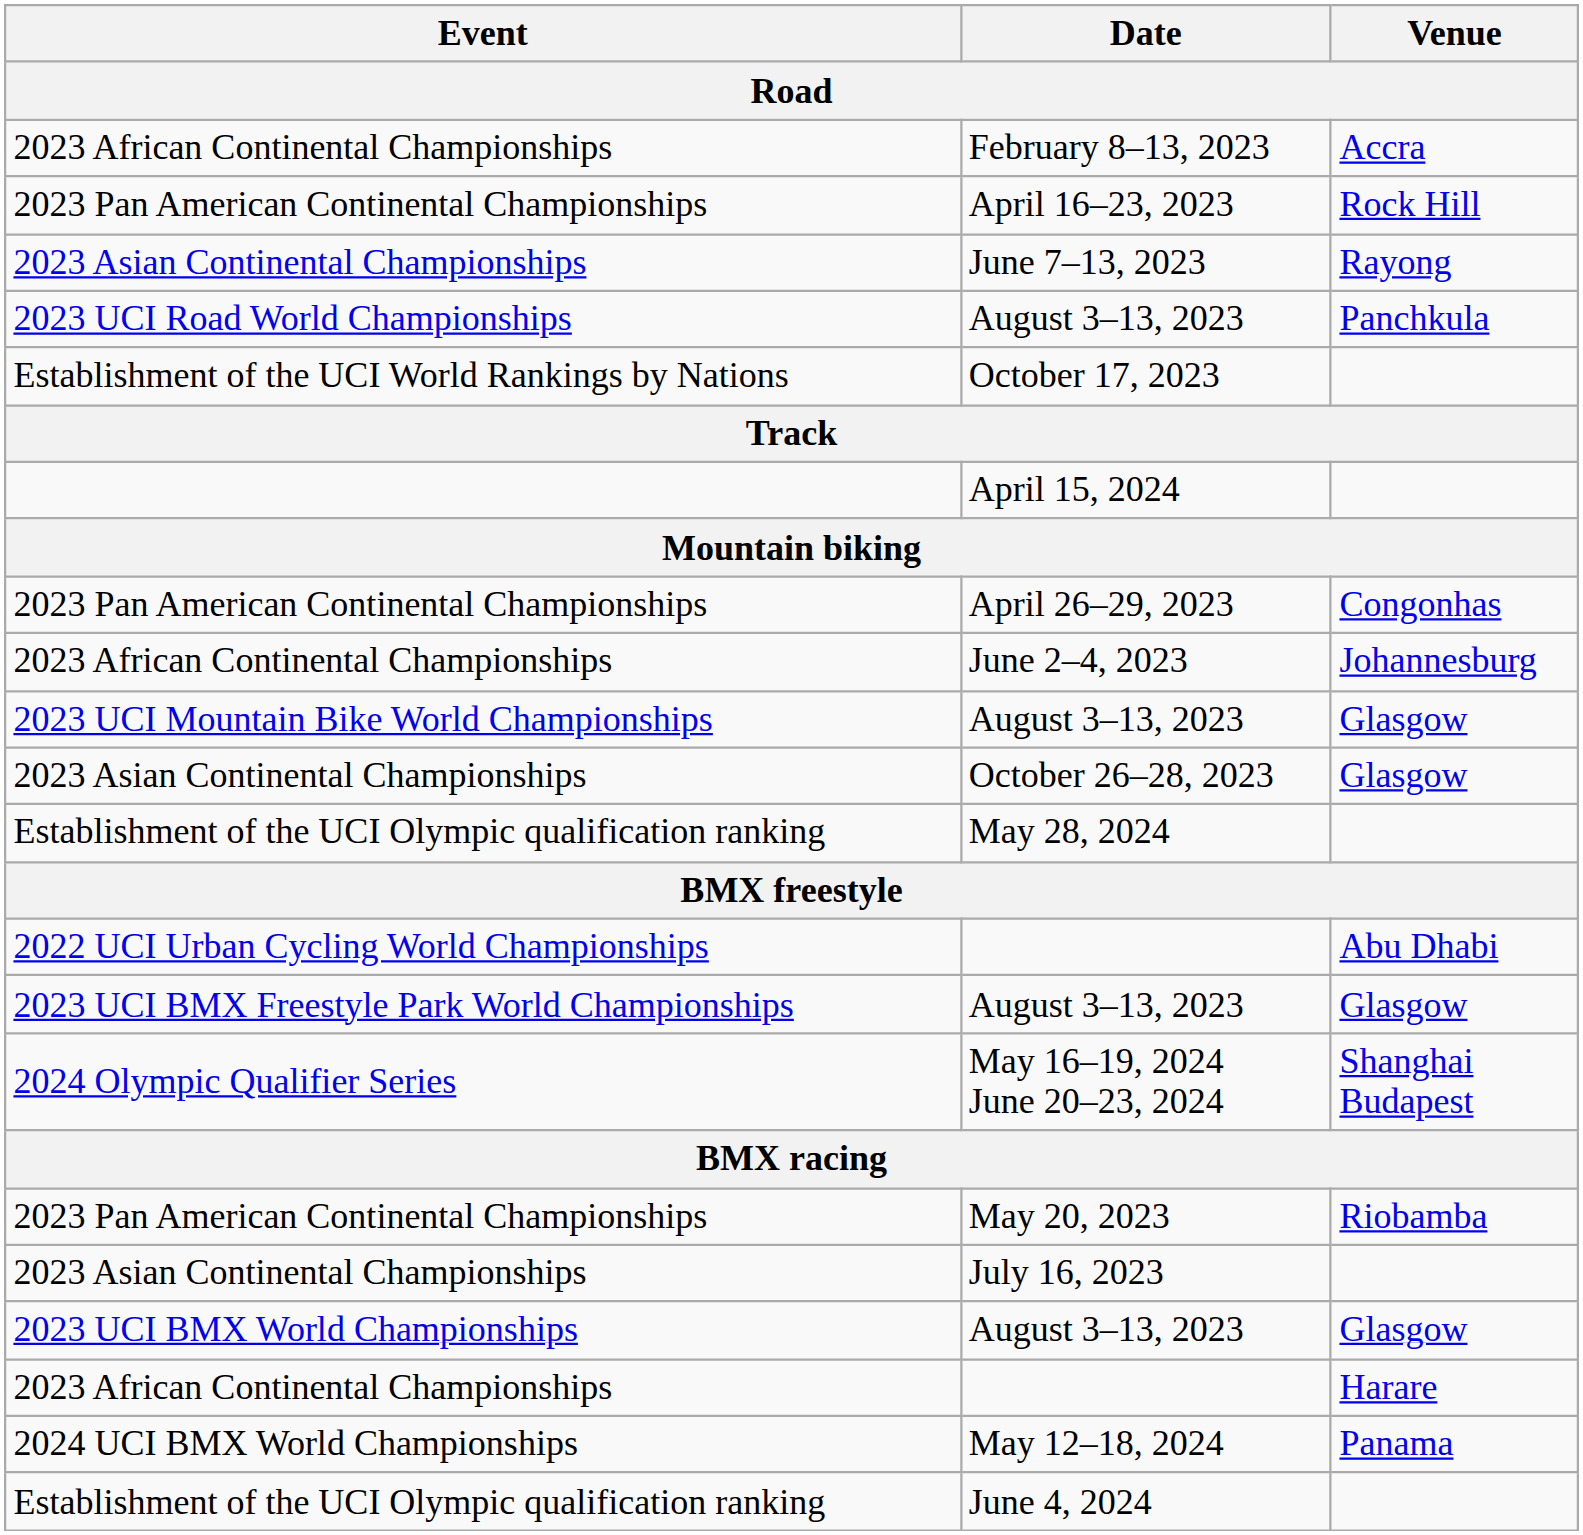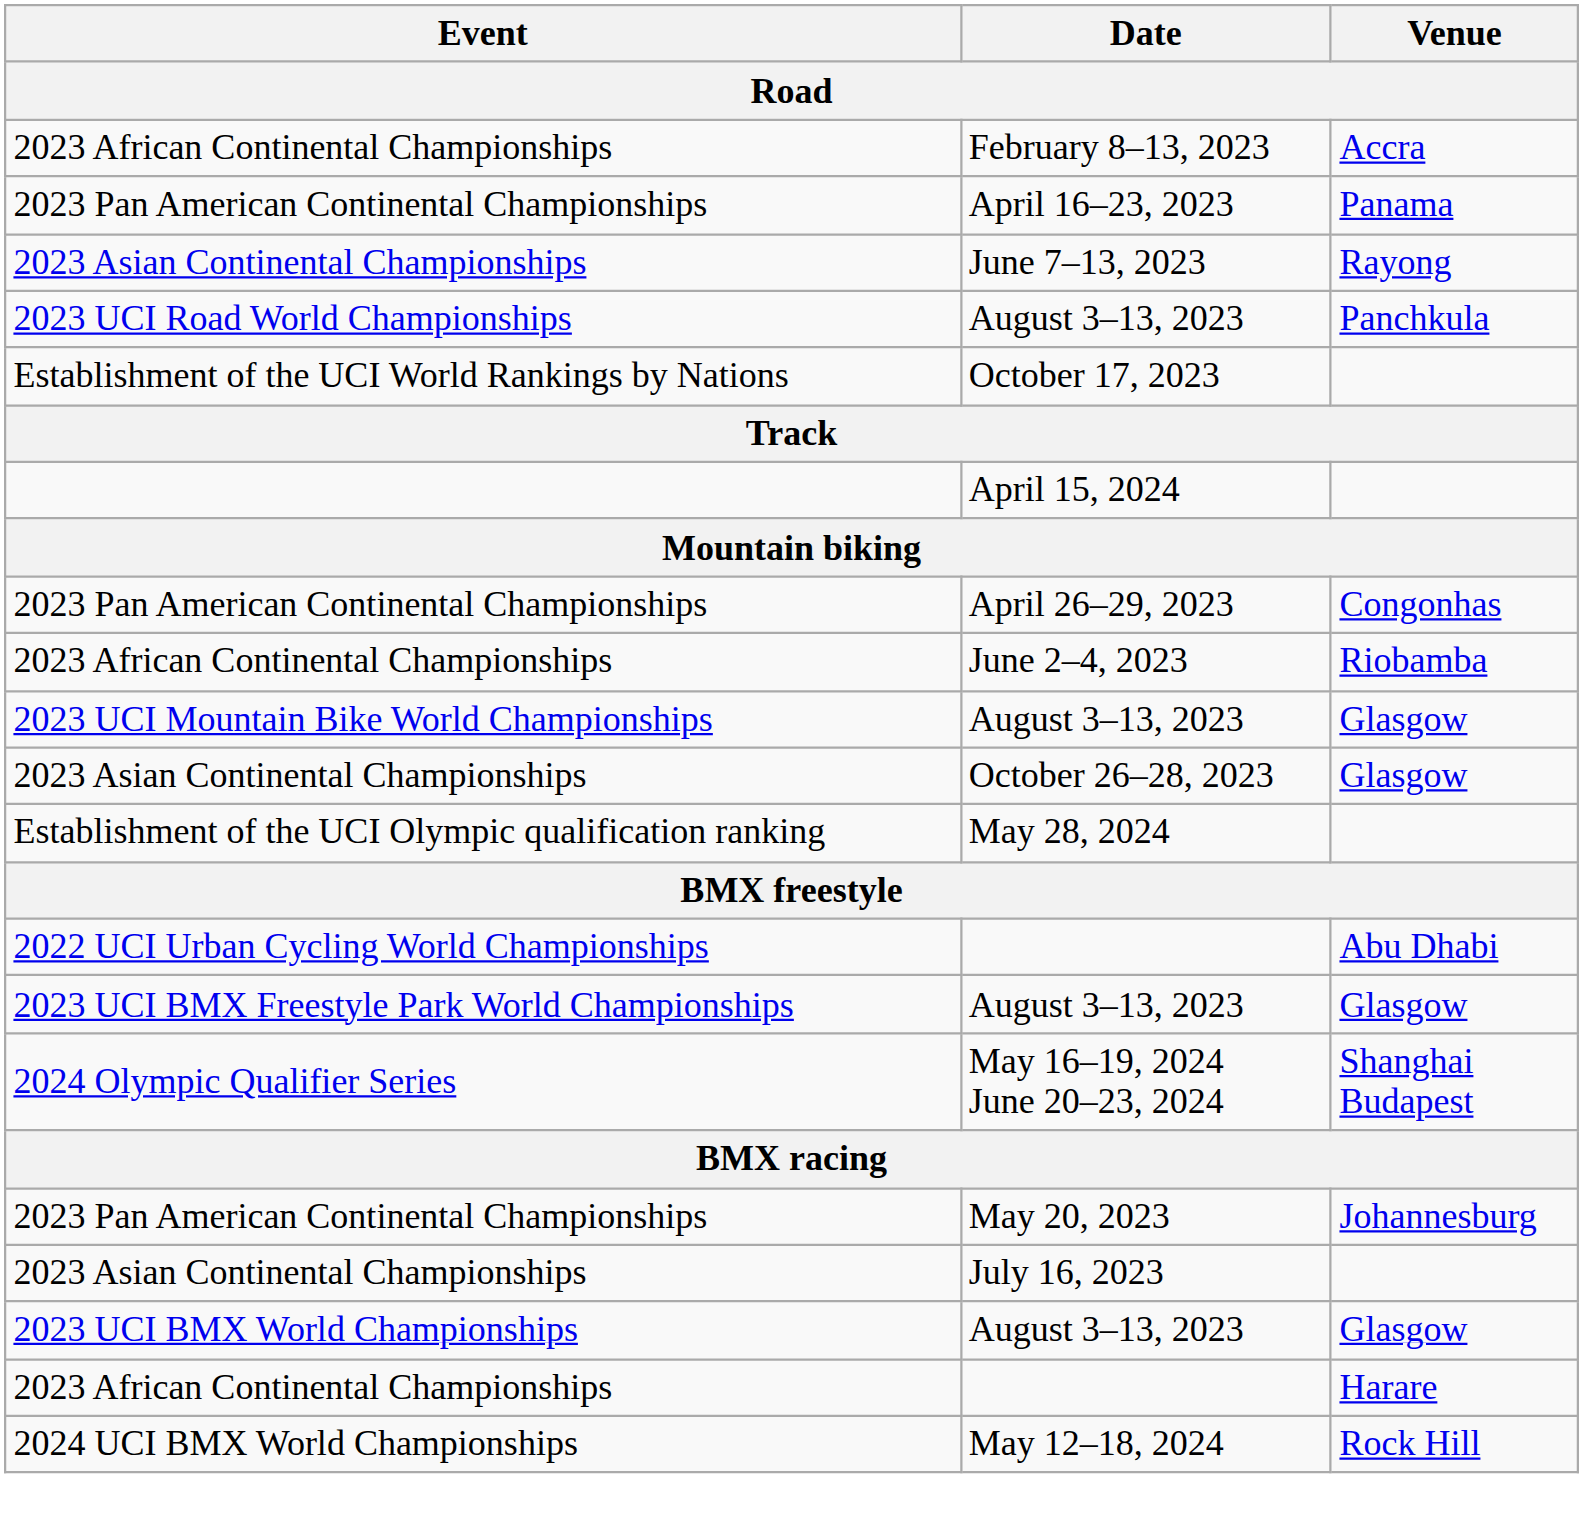(1410, 204) Rock Hill -> (1396, 204) Panama
(1438, 661) Johannesburg -> (1413, 661) Riobamba
(1413, 1215) Riobamba -> (1438, 1215) Johannesburg
(1396, 1443) Panama -> (1410, 1443) Rock Hill
- row: (419, 1500)
